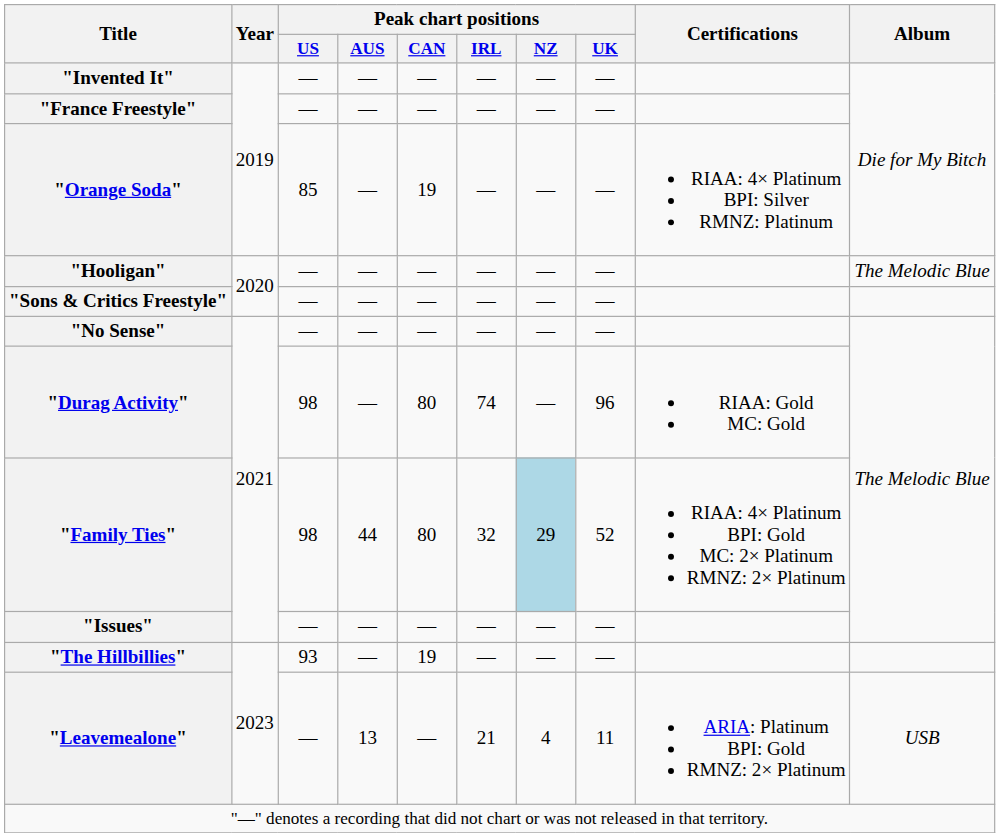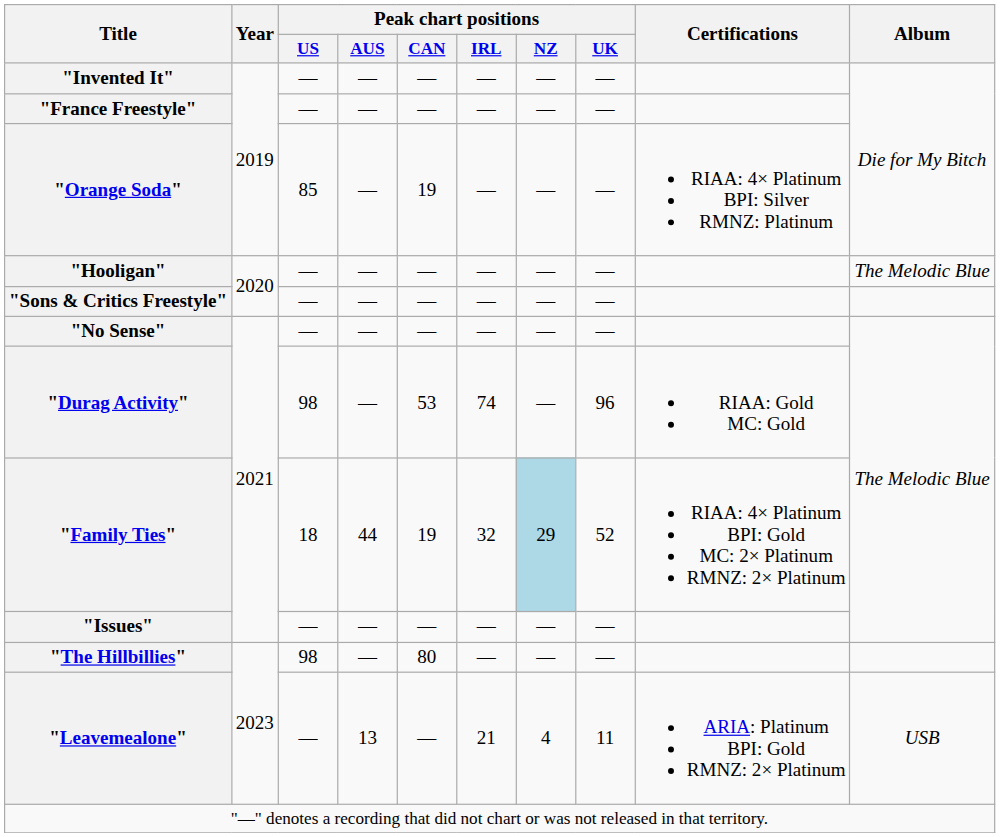(427, 402) 80 -> (427, 402) 53
(308, 534) 98 -> (308, 534) 18
(427, 534) 80 -> (427, 534) 19
(308, 656) 93 -> (308, 656) 98
(427, 656) 19 -> (427, 656) 80
